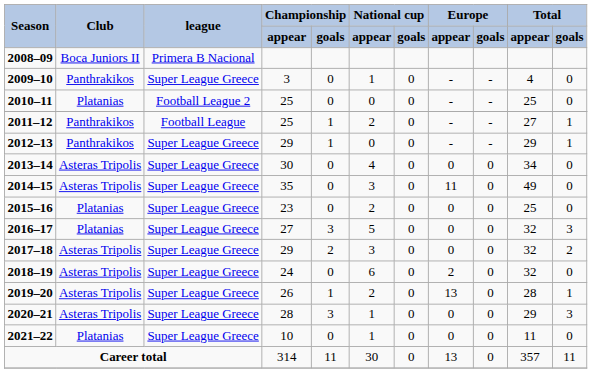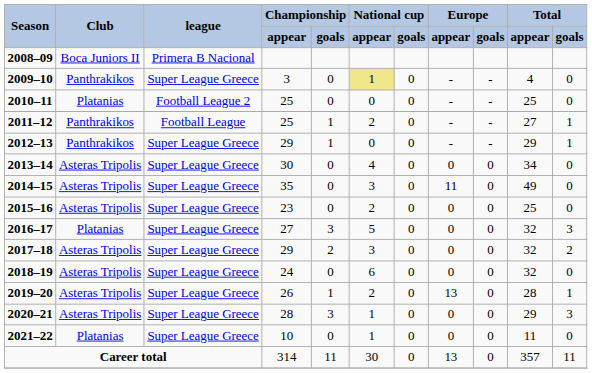(372, 79) no background -> (372, 79) khaki background
(100, 207) Platanias -> (100, 207) Asteras Tripolis
(451, 272) 2 -> (451, 272) 0
